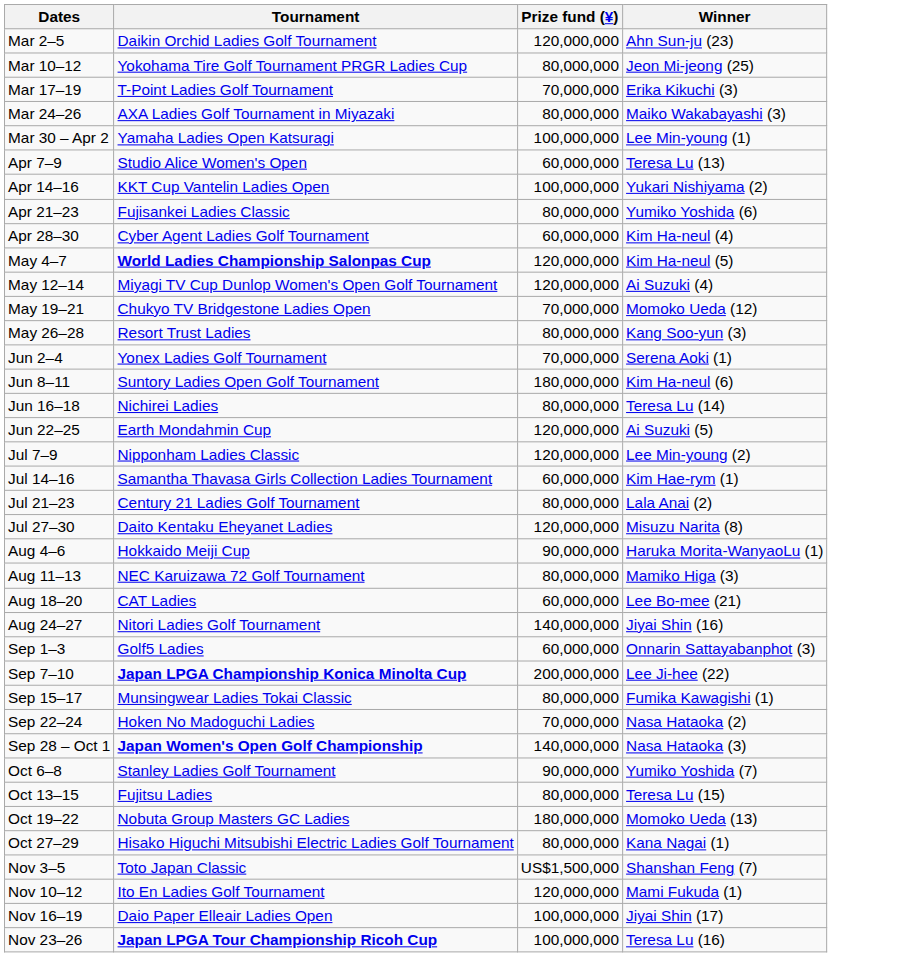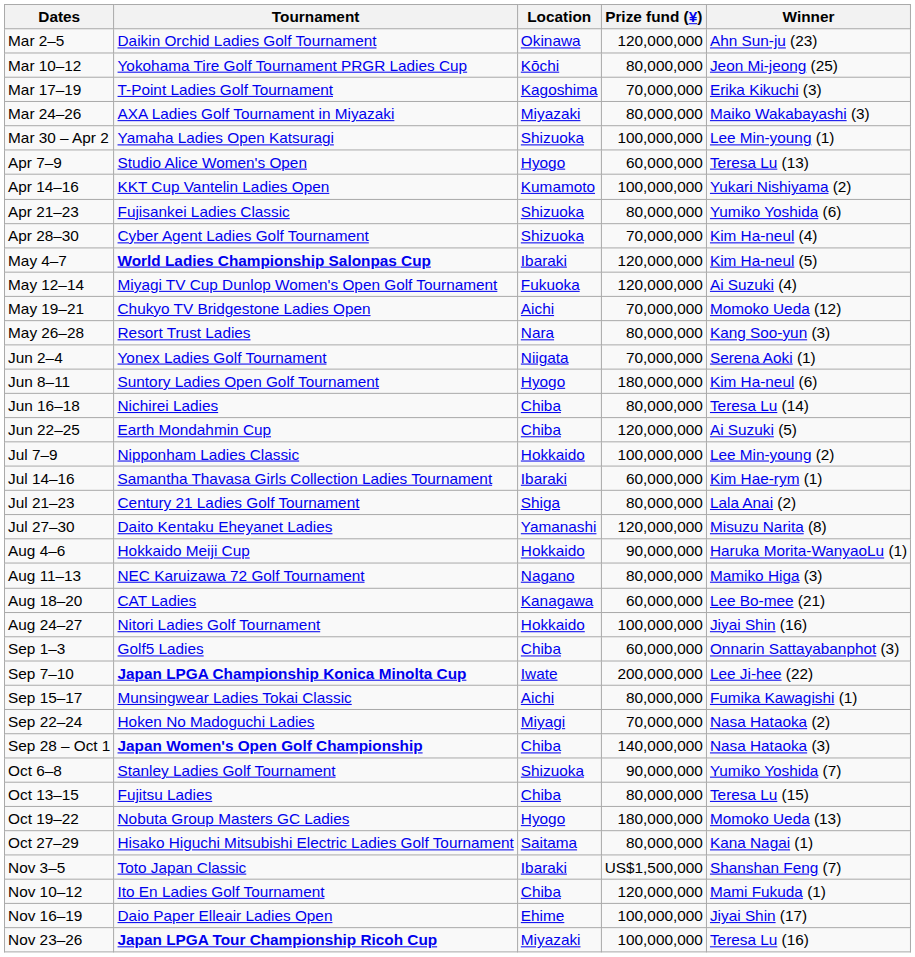+ column: (559, 17)
(581, 236) 60,000,000 -> (664, 236) 70,000,000
(576, 454) 120,000,000 -> (660, 454) 100,000,000
(576, 624) 140,000,000 -> (660, 624) 100,000,000
